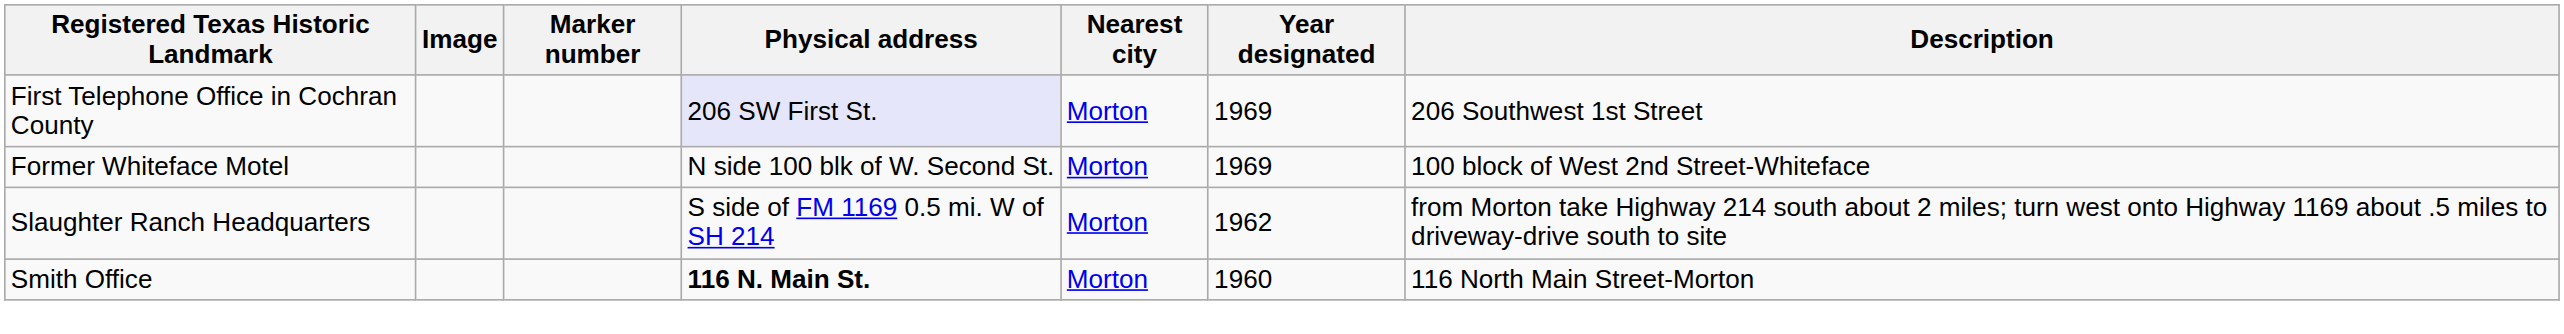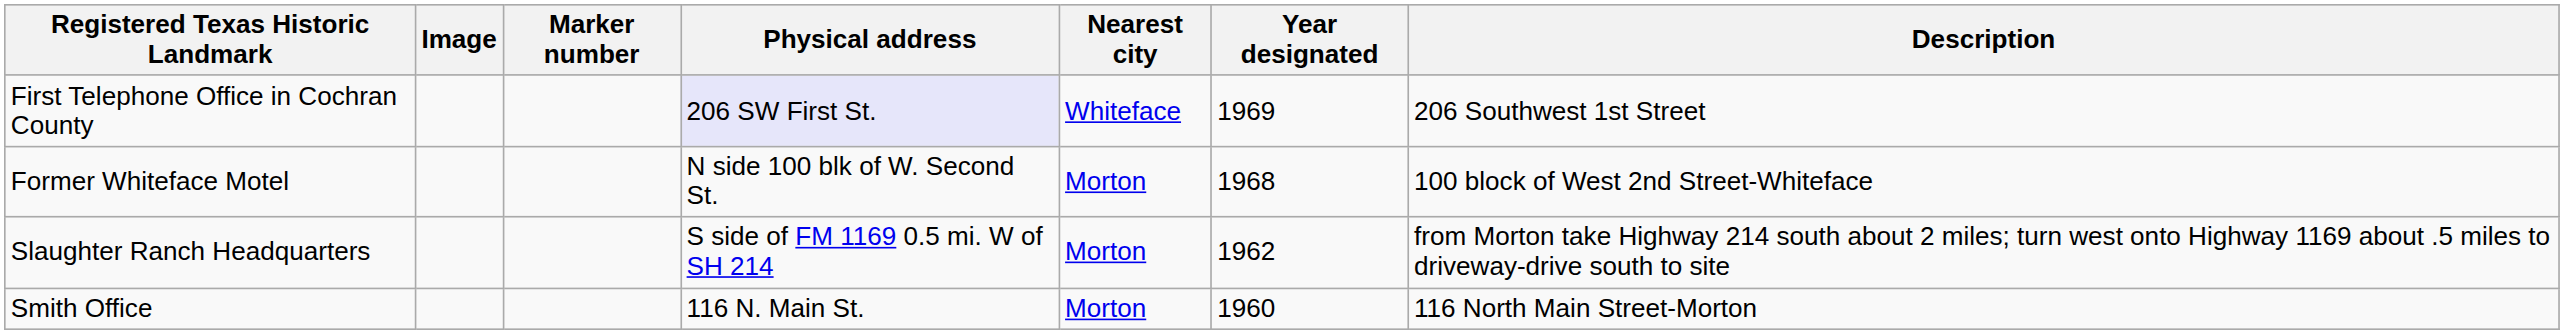(1107, 110) Morton -> (1123, 110) Whiteface
(1243, 166) 1969 -> (1246, 181) 1968
(779, 278) bold -> (776, 307) normal
